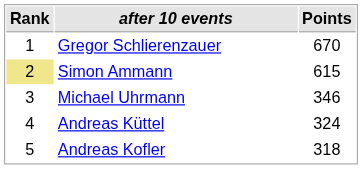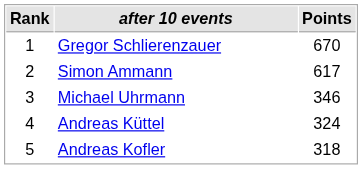(30, 72) khaki background -> (30, 72) no background
(327, 72) 615 -> (327, 72) 617
